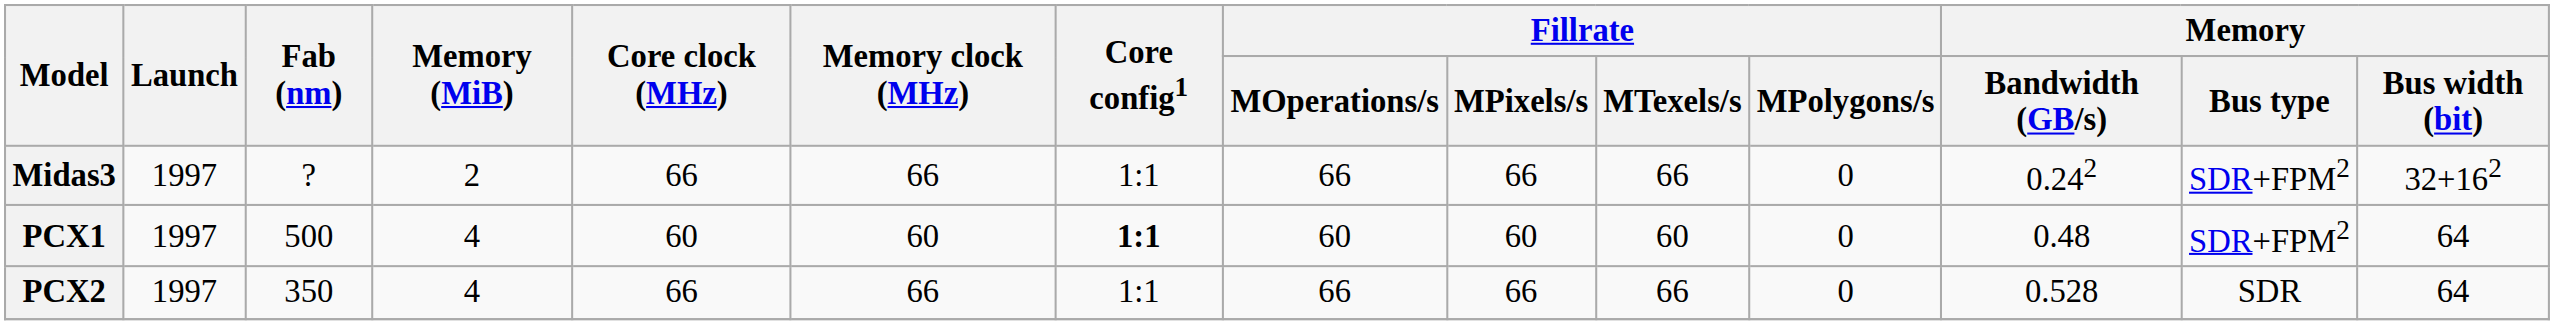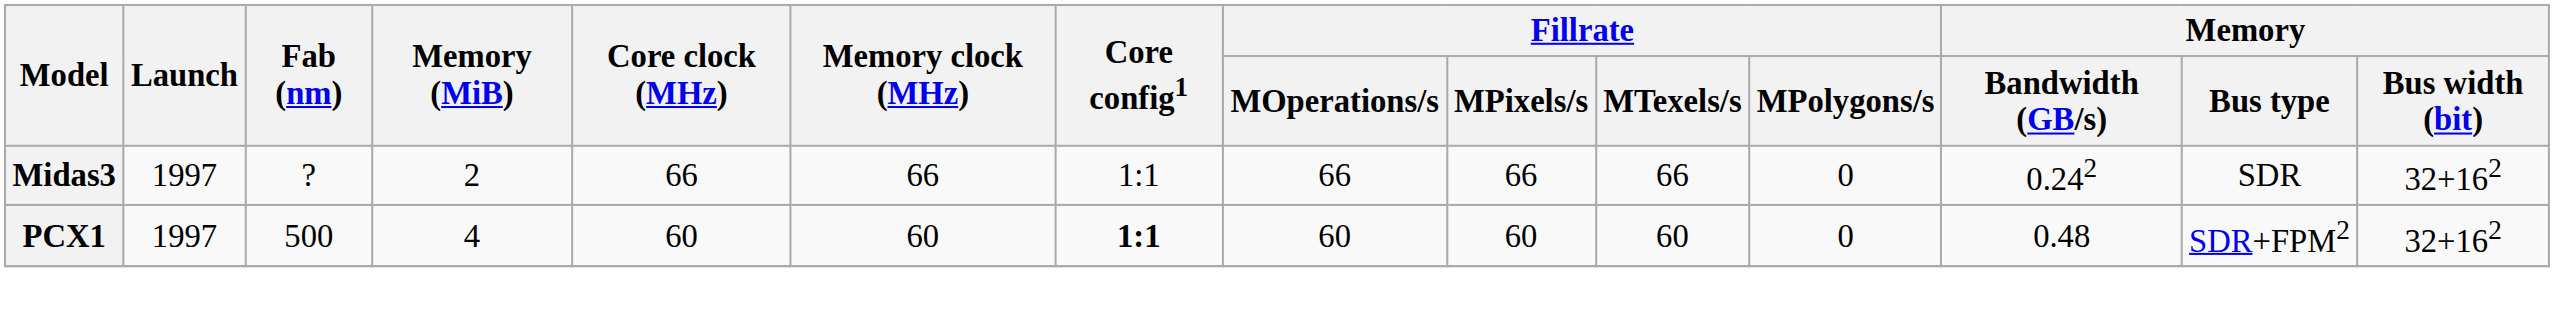(2269, 175) SDR+FPM2 -> (2269, 175) SDR
(2453, 235) 64 -> (2453, 235) 32+162
- row: (64, 291)
